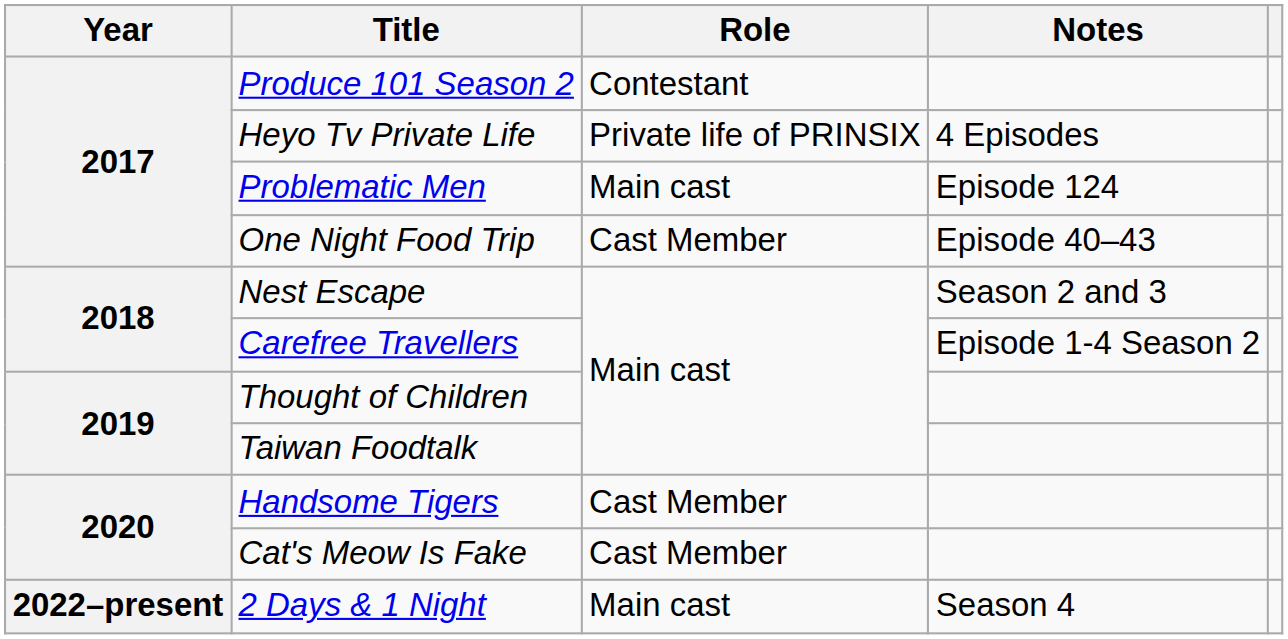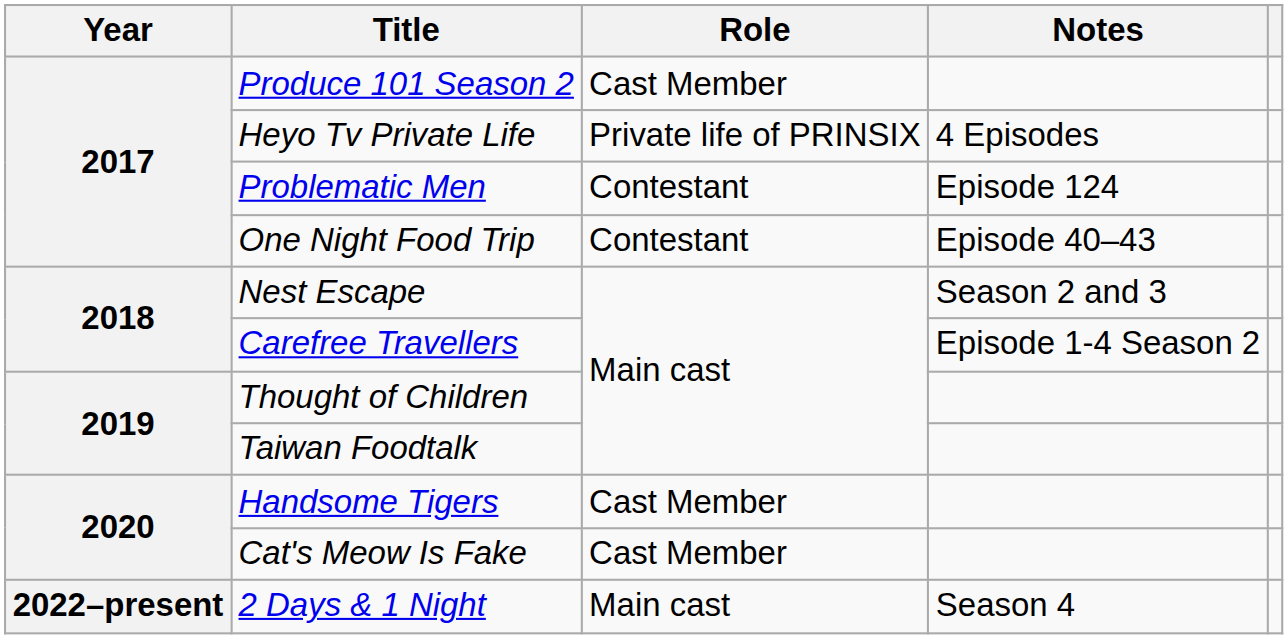(669, 82) Contestant -> (688, 82) Cast Member
(660, 187) Main cast -> (669, 187) Contestant
(688, 239) Cast Member -> (669, 239) Contestant
